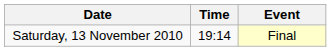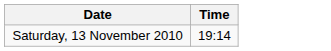- column: (282, 14)
